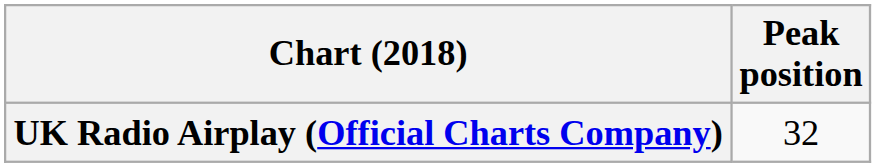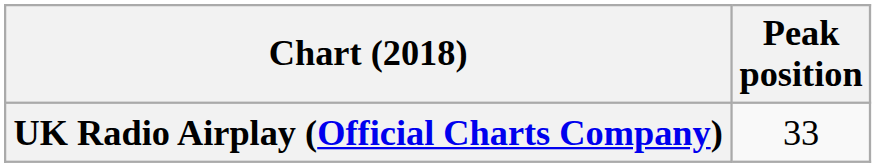(801, 131) 32 -> (801, 131) 33
